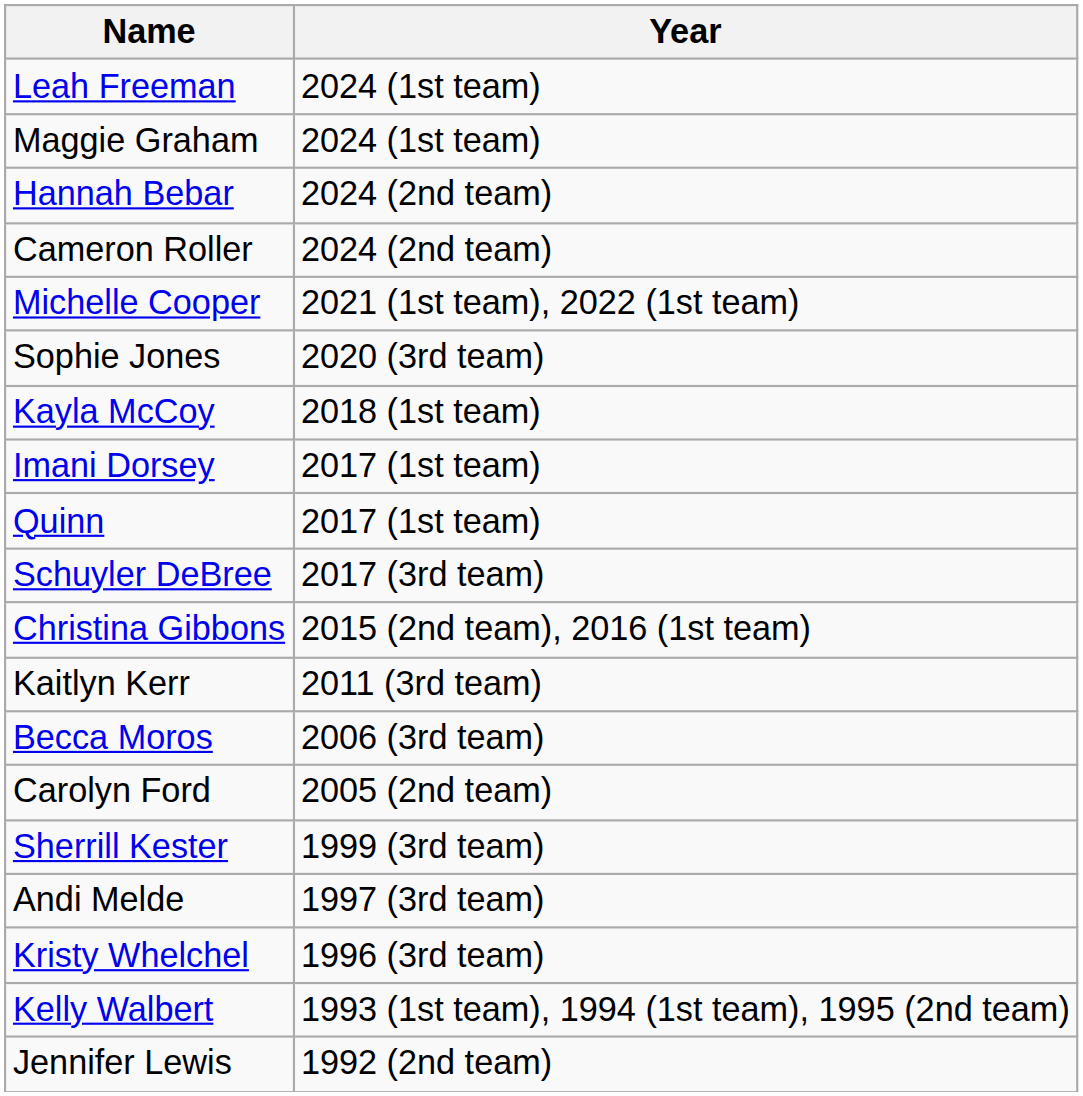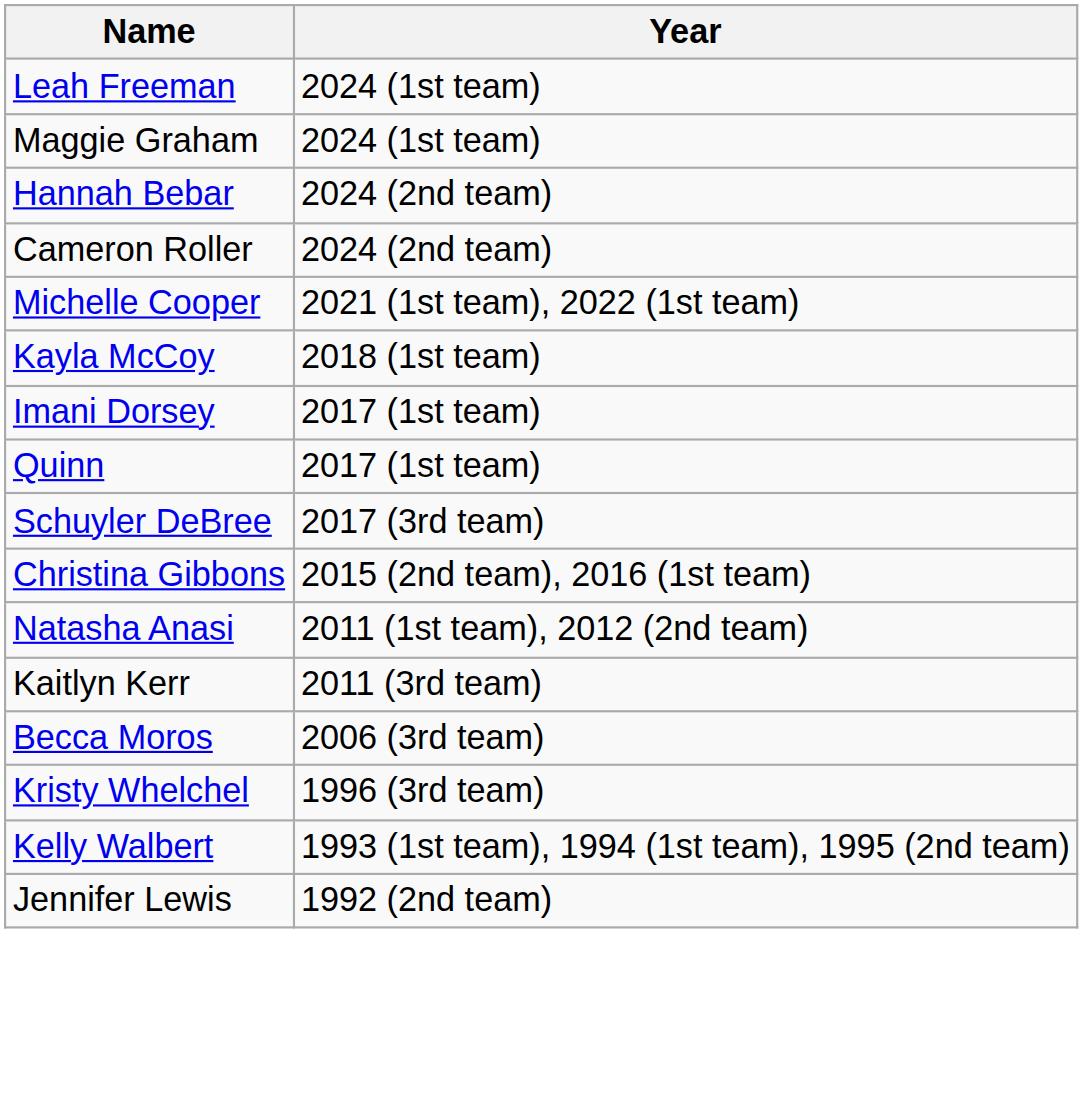- row: (117, 357)
+ row: (123, 628)
- row: (112, 791)
- row: (120, 846)
- row: (99, 900)
